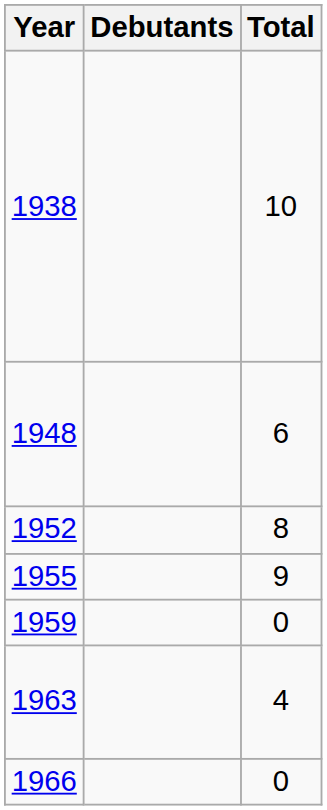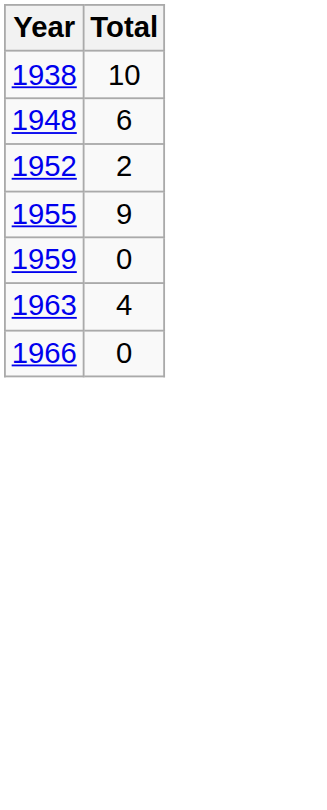- column: (162, 27)
(281, 529) 8 -> (124, 167) 2
